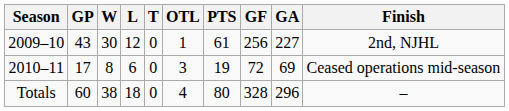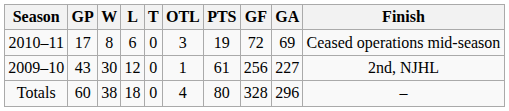rows swapped: (36, 42) <-> (36, 67)
